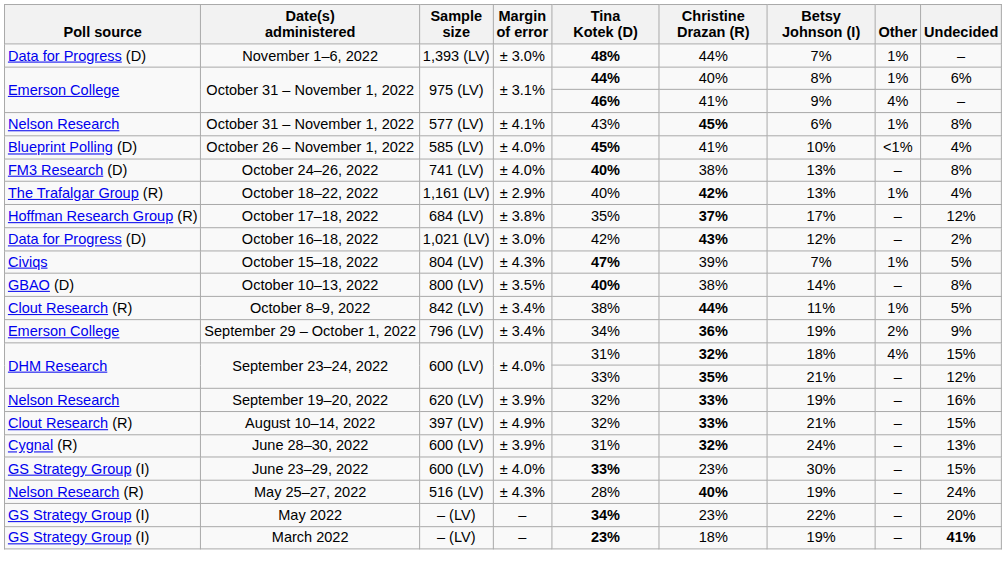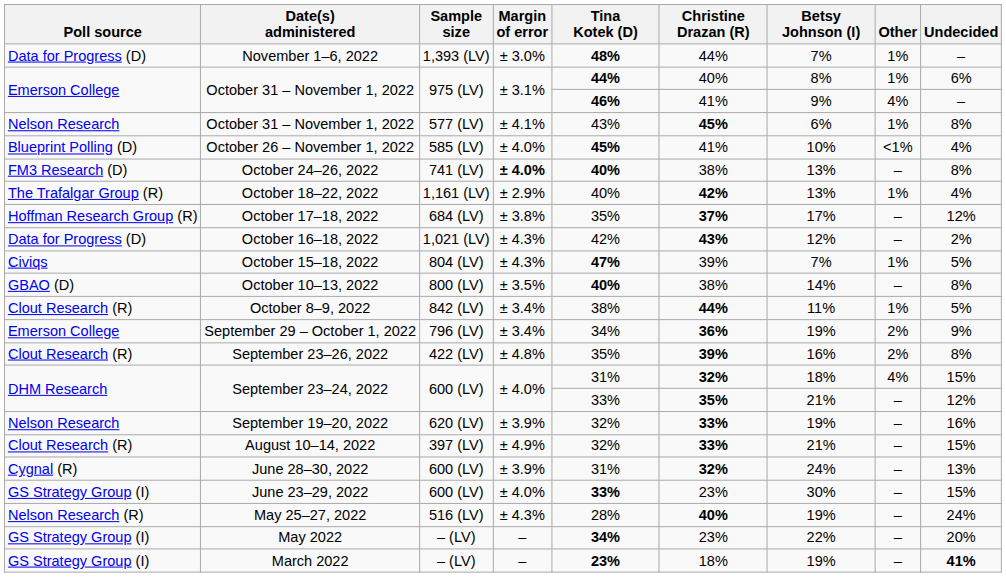(522, 170) normal -> (522, 170) bold
(522, 239) ± 3.0% -> (522, 239) ± 4.3%
+ row: (310, 354)
